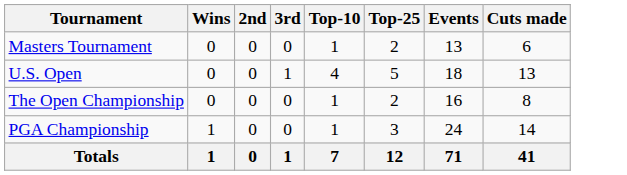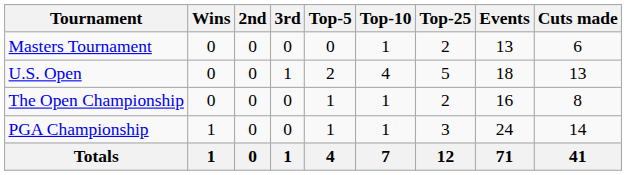+ column: (330, 18)
